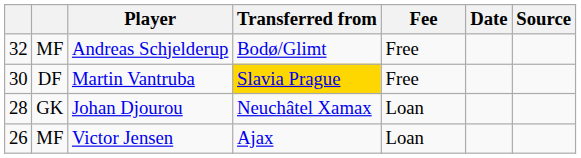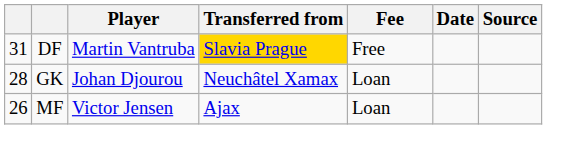- row: (150, 49)
(18, 78) 30 -> (18, 49) 31
